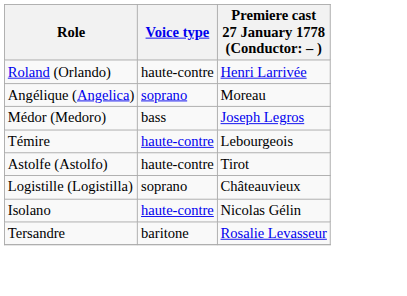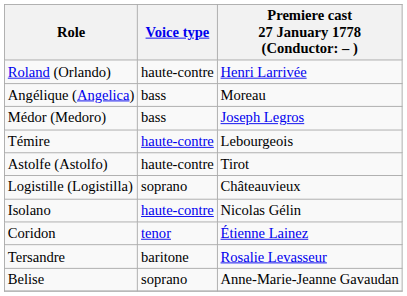(164, 94) soprano -> (154, 94) bass
+ row: (32, 233)
+ row: (26, 279)
